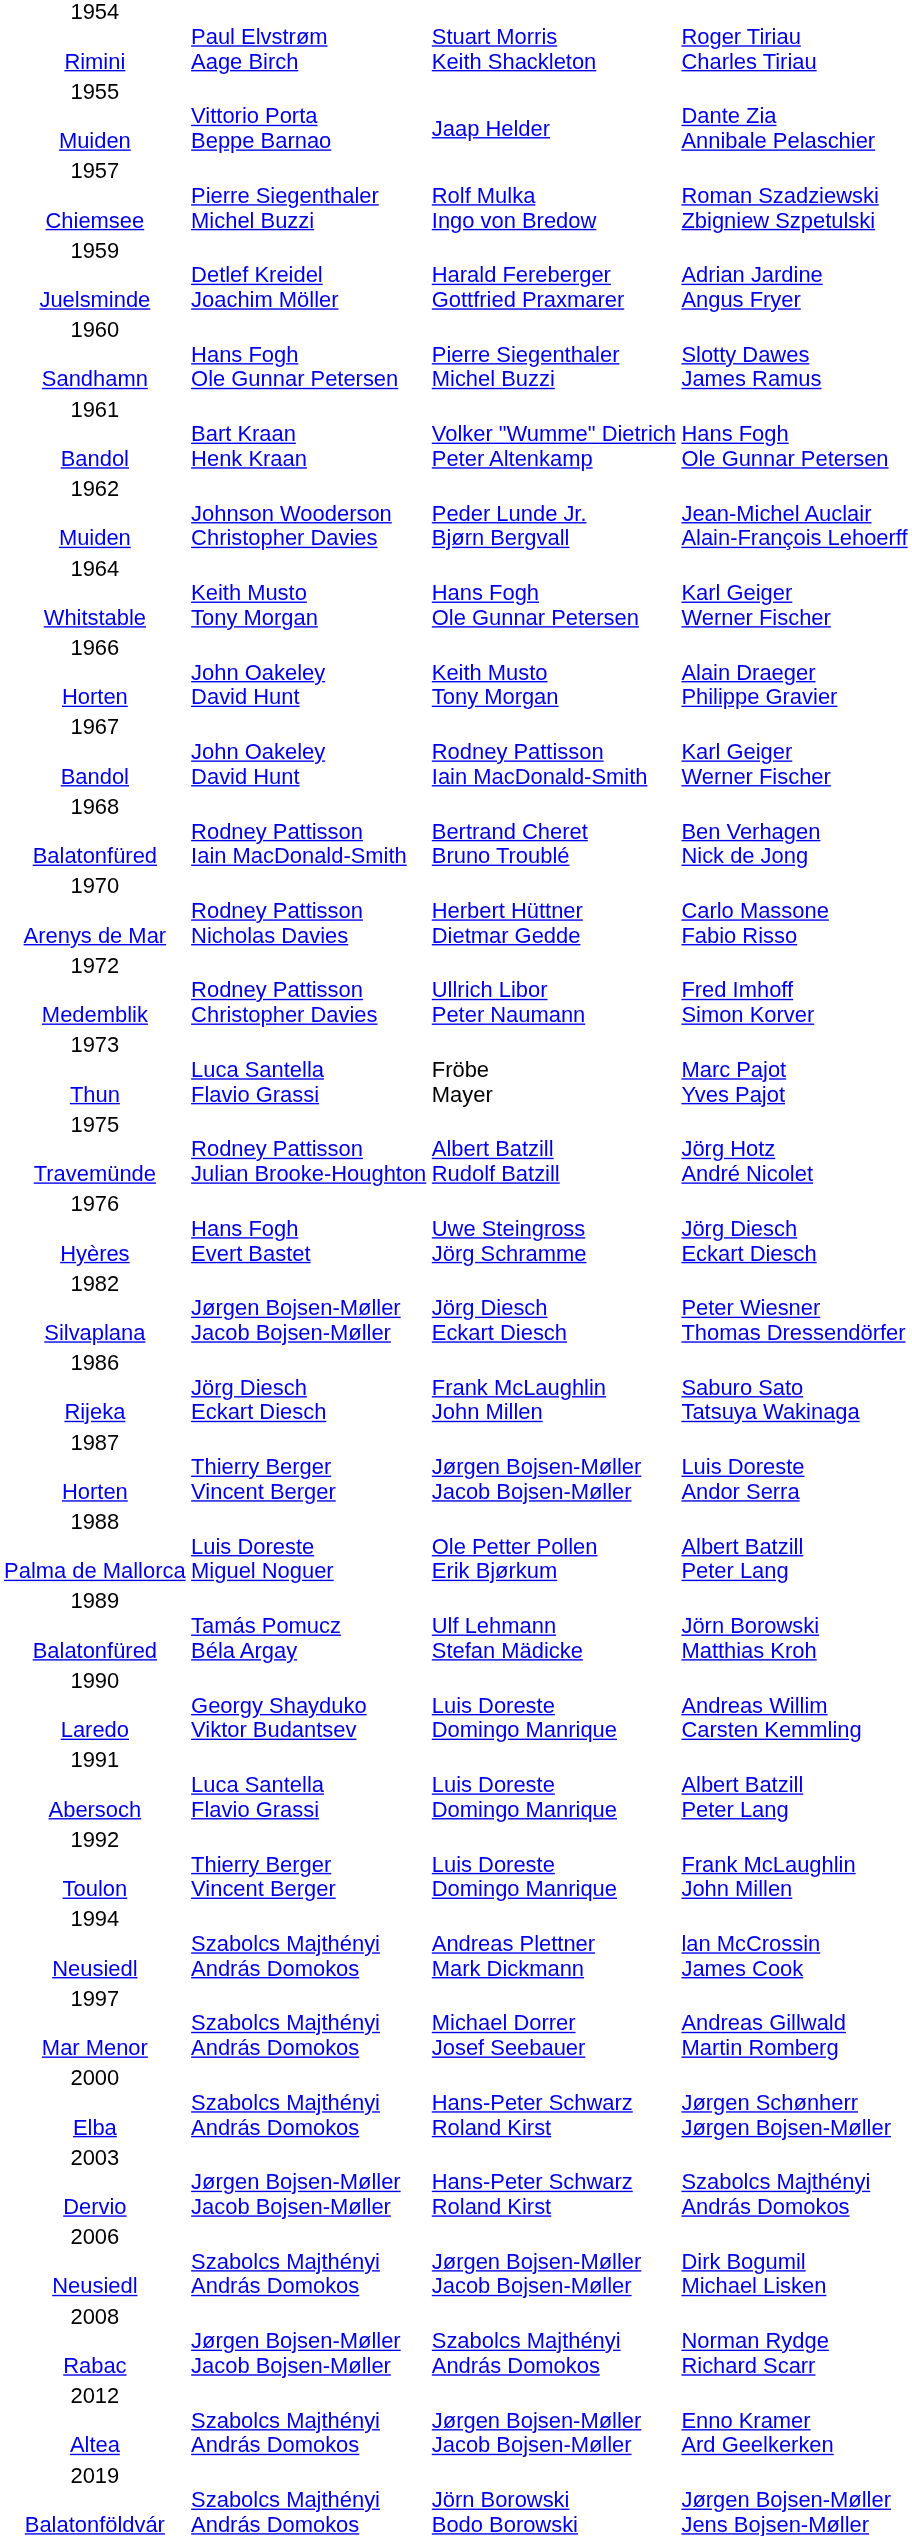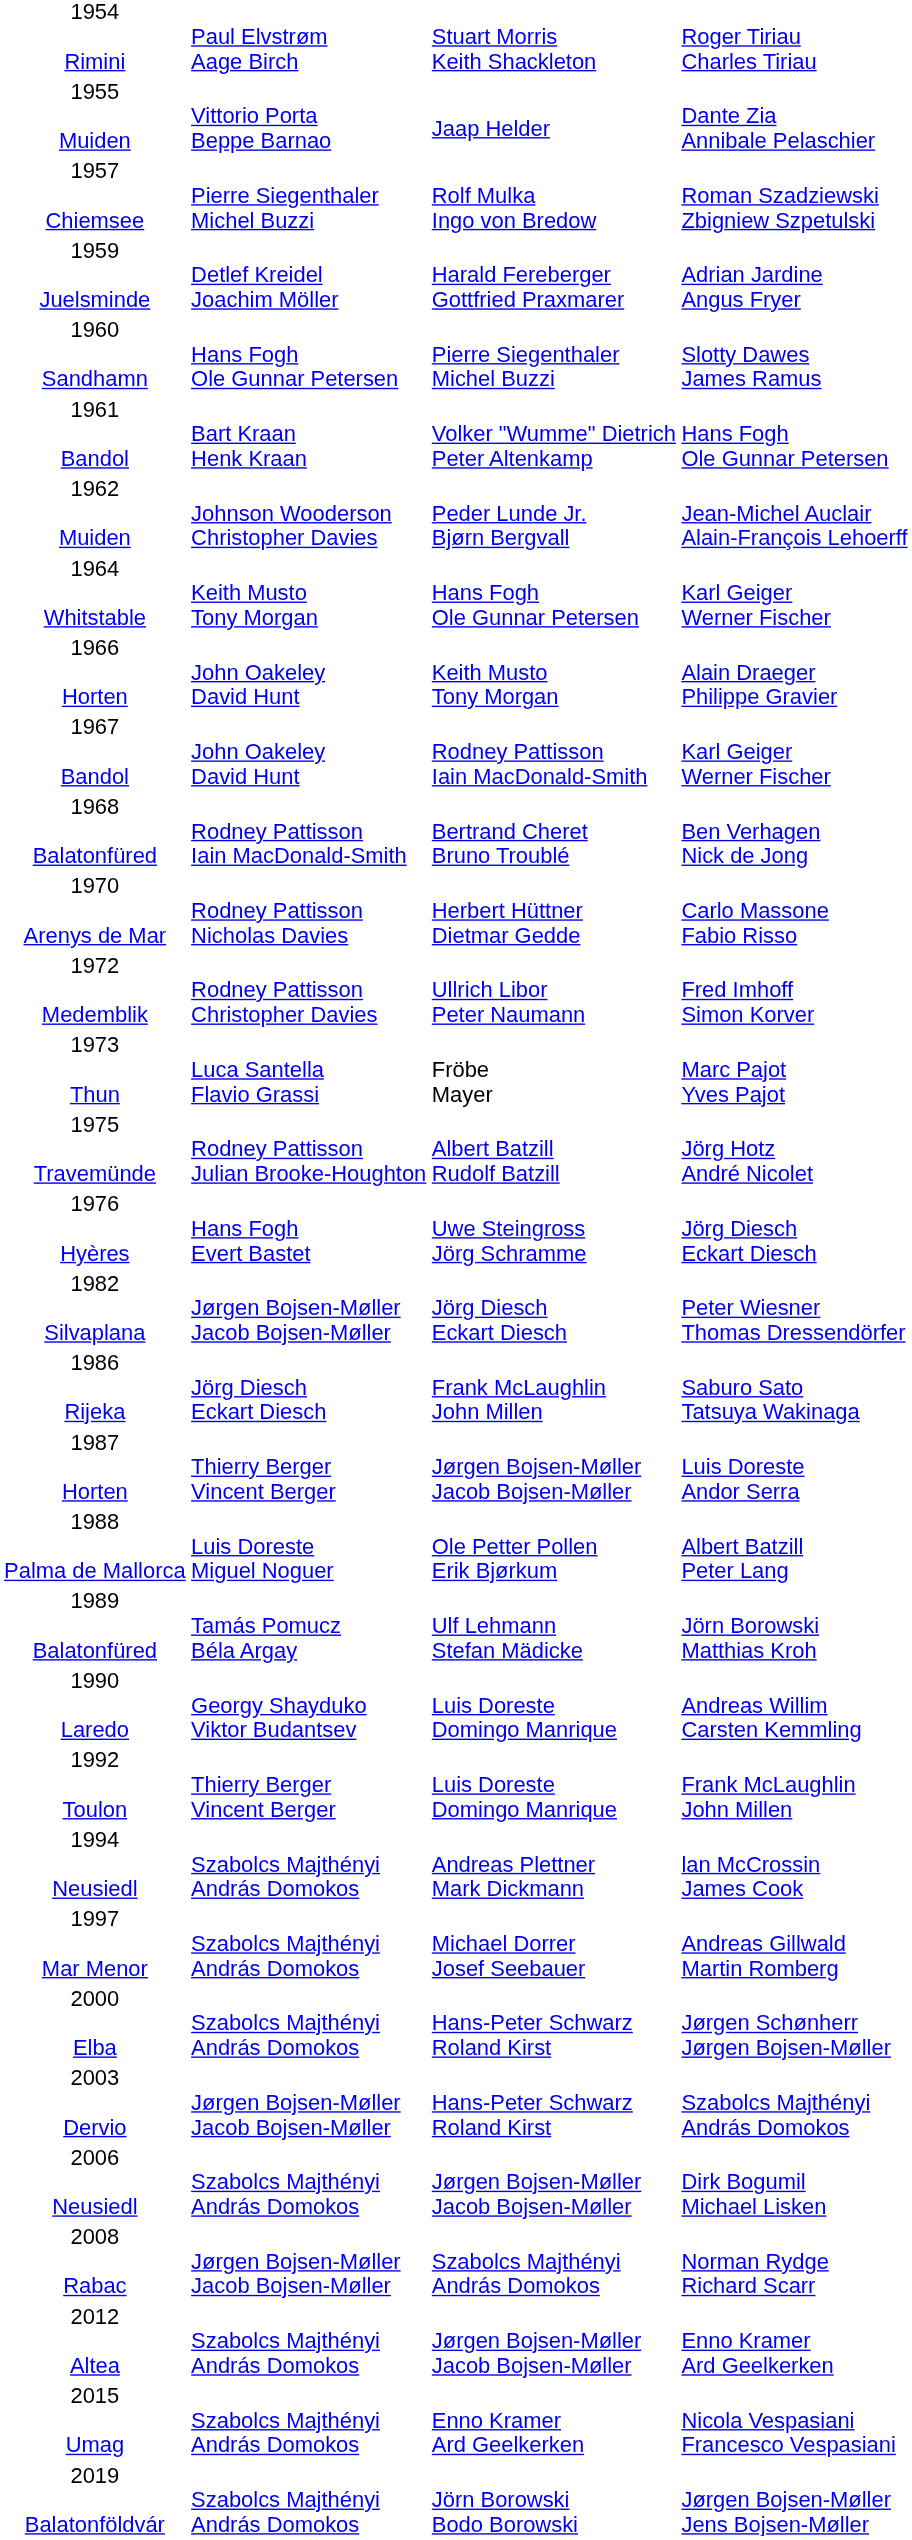- row: (95, 1785)
+ row: (95, 2420)
